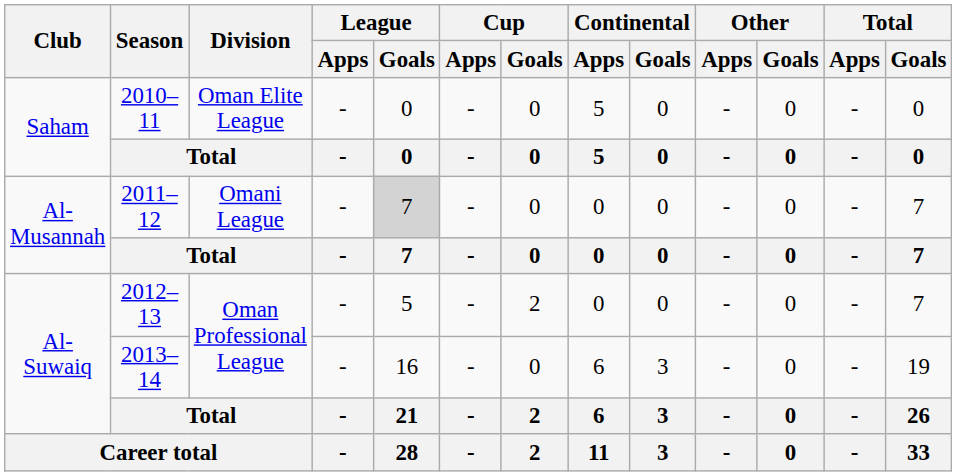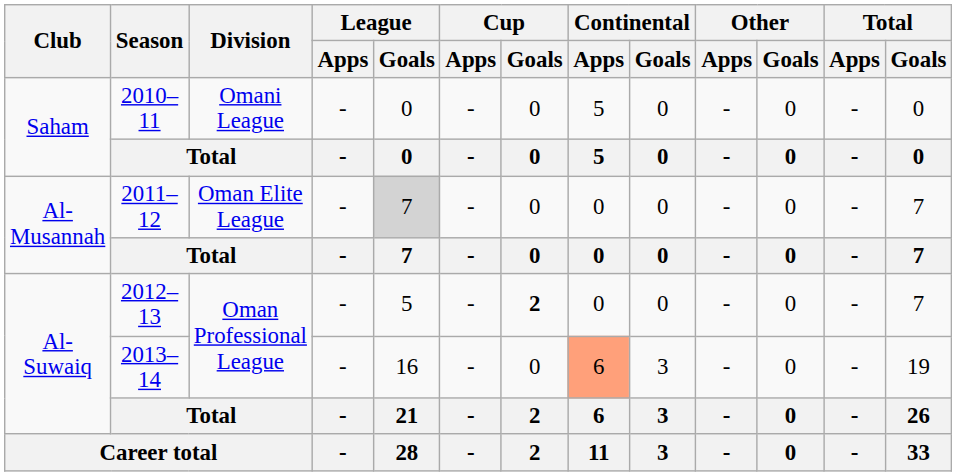(250, 108) Oman Elite League -> (250, 108) Omani League
(250, 206) Omani League -> (250, 206) Oman Elite League
(535, 304) normal -> (535, 304) bold
(599, 366) no background -> (599, 366) lightsalmon background
